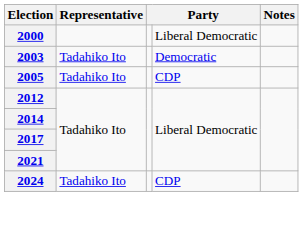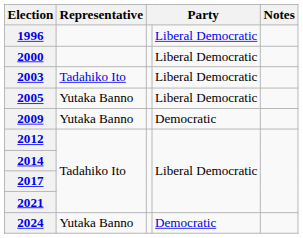+ row: (30, 35)
(186, 56) Democratic -> (206, 77) Liberal Democratic
(93, 77) Tadahiko Ito -> (96, 98) Yutaka Banno
(168, 77) CDP -> (206, 98) Liberal Democratic
+ row: (30, 118)
(93, 181) Tadahiko Ito -> (96, 222) Yutaka Banno
(168, 181) CDP -> (186, 222) Democratic
